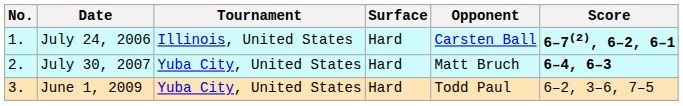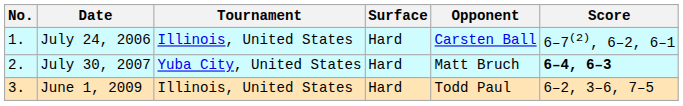(609, 41) bold -> (609, 41) normal
(260, 89) Yuba City, United States -> (255, 89) Illinois, United States
